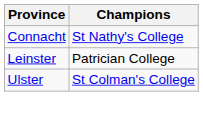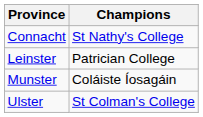+ row: (32, 79)
